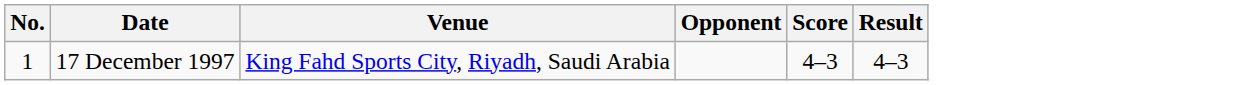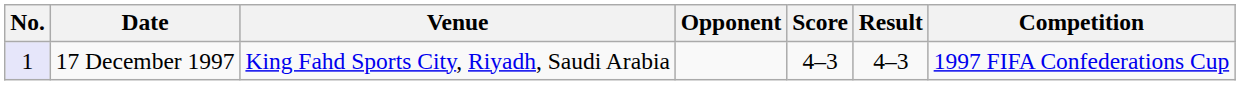+ column: (1081, 23)
(27, 60) no background -> (27, 60) lavender background
